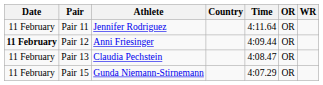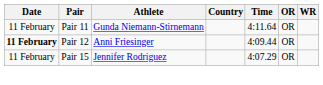(130, 27) Jennifer Rodriguez -> (149, 27) Gunda Niemann-Stirnemann
- row: (75, 57)
(149, 73) Gunda Niemann-Stirnemann -> (130, 57) Jennifer Rodriguez
